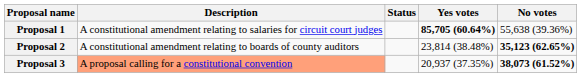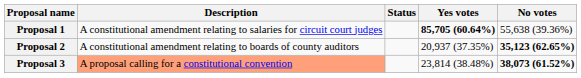(457, 47) 23,814 (38.48%) -> (457, 47) 20,937 (37.35%)
(457, 64) 20,937 (37.35%) -> (457, 64) 23,814 (38.48%)
